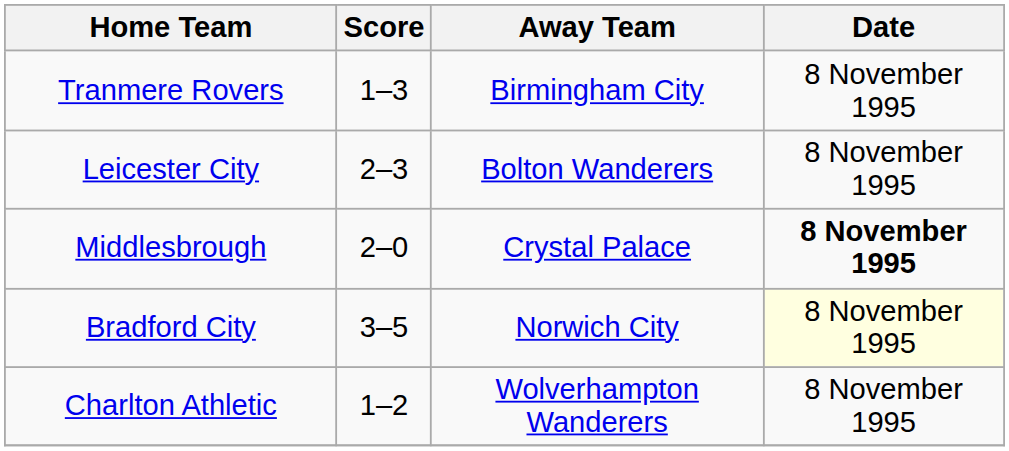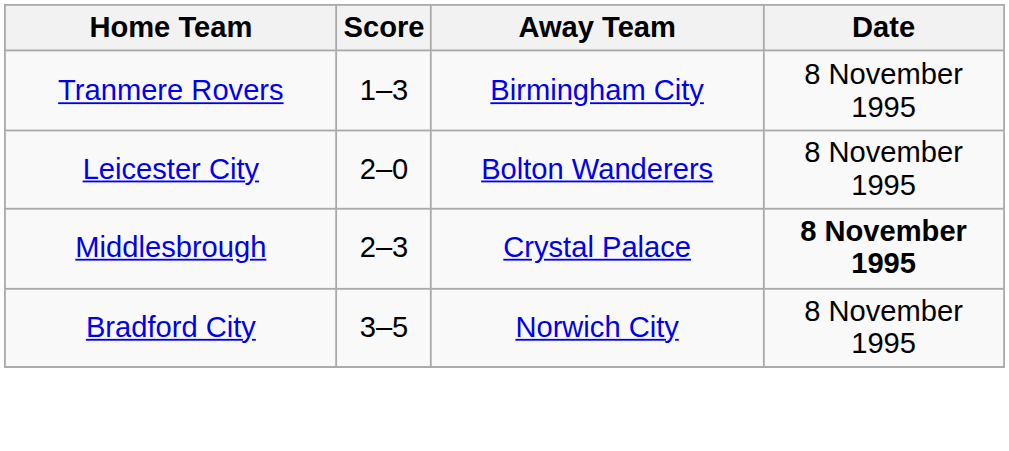(384, 169) 2–3 -> (384, 169) 2–0
(384, 248) 2–0 -> (384, 248) 2–3
(884, 326) lightyellow background -> (884, 326) no background
- row: (171, 405)
